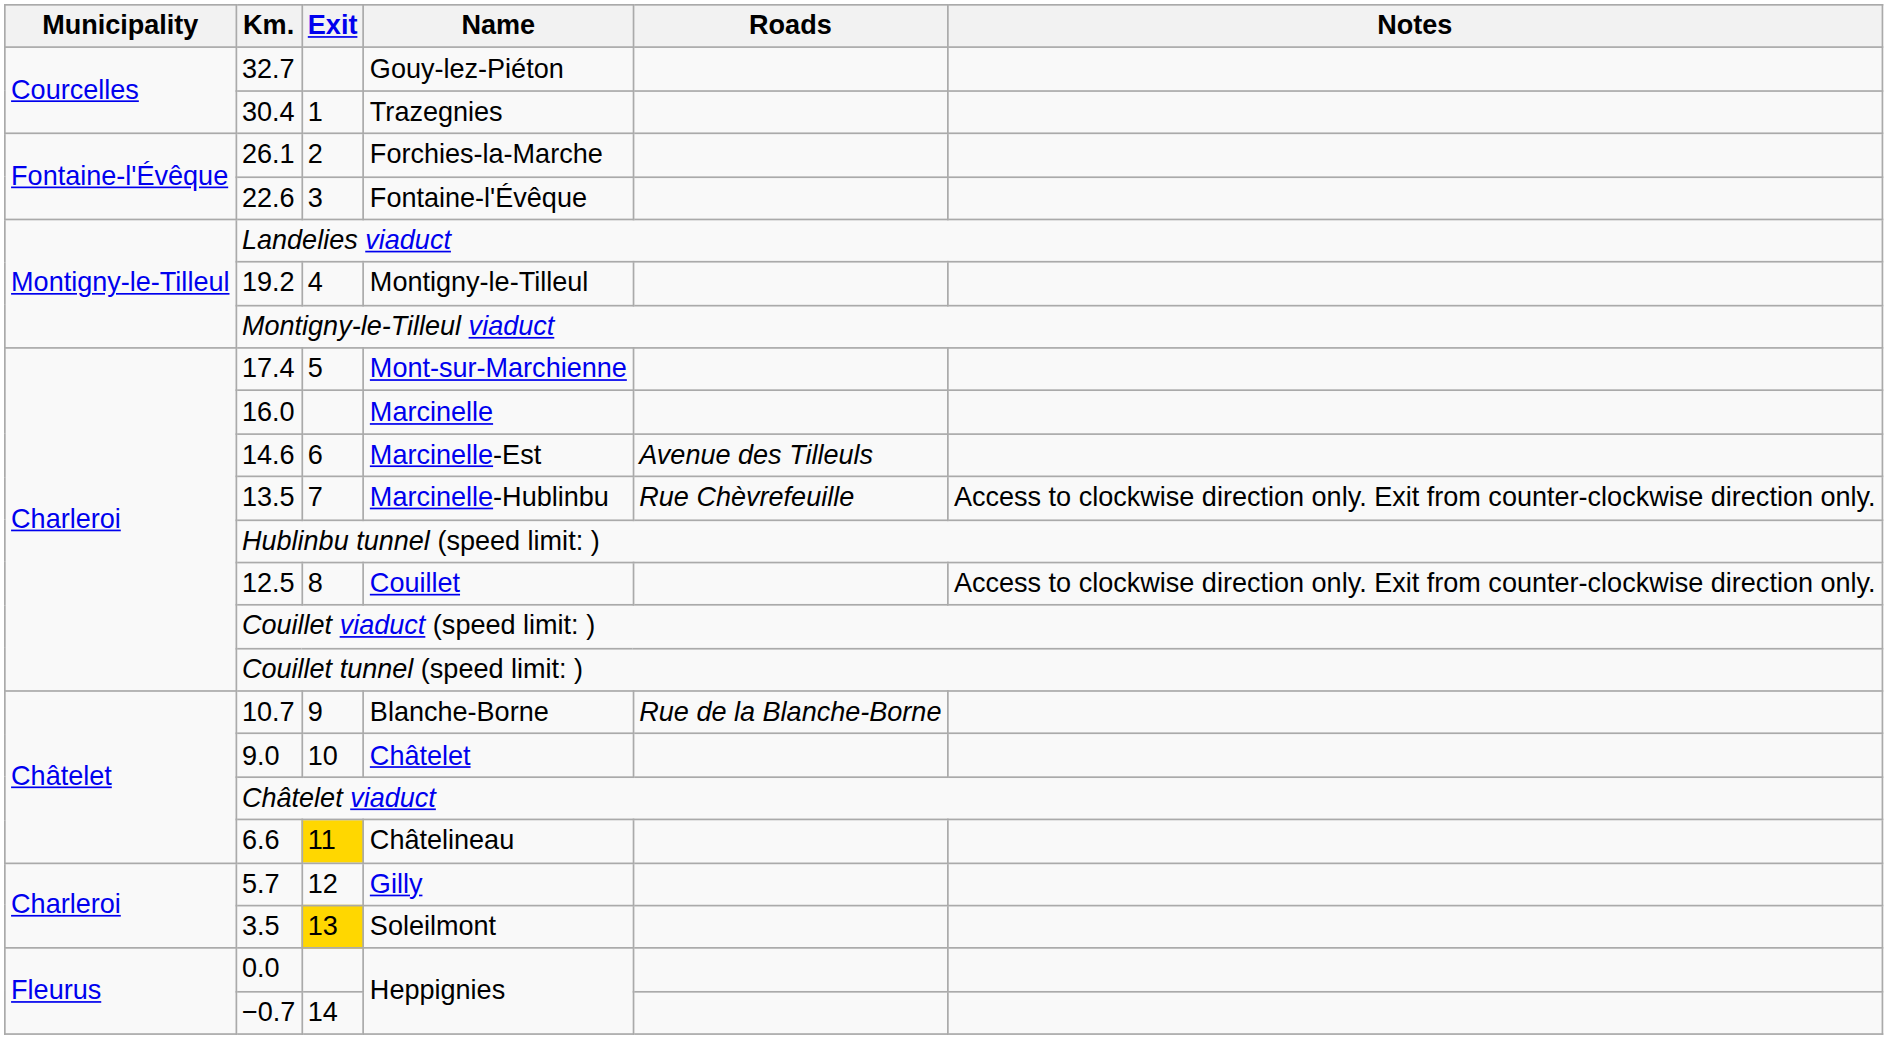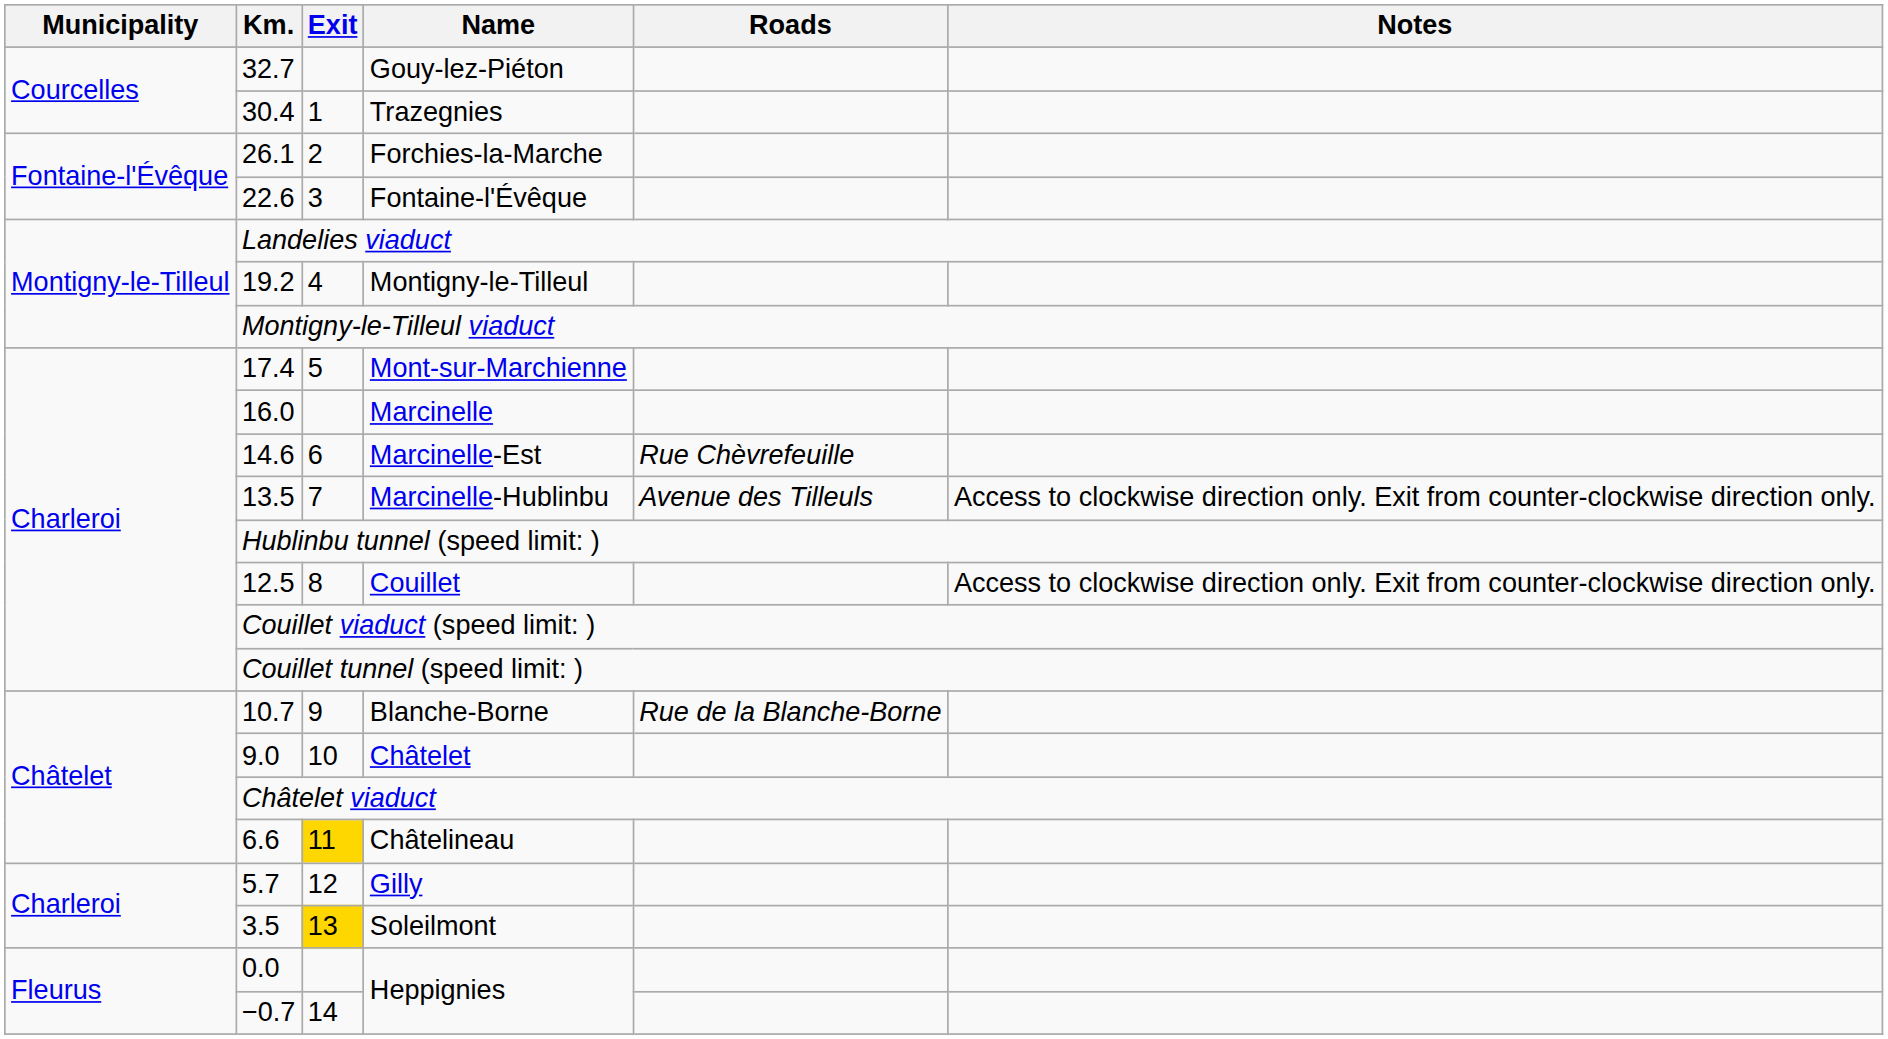(756, 454) Avenue des Tilleuls -> (747, 454) Rue Chèvrefeuille
(747, 497) Rue Chèvrefeuille -> (756, 497) Avenue des Tilleuls
